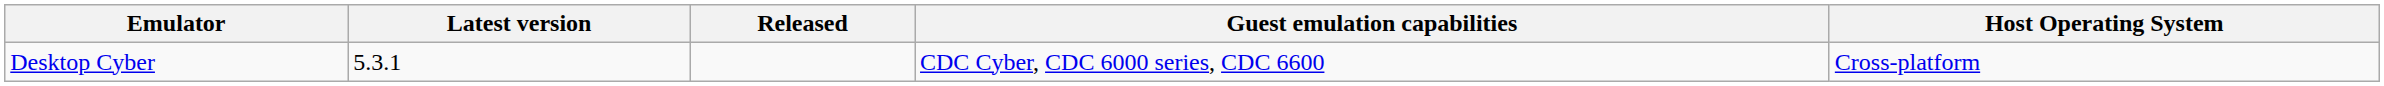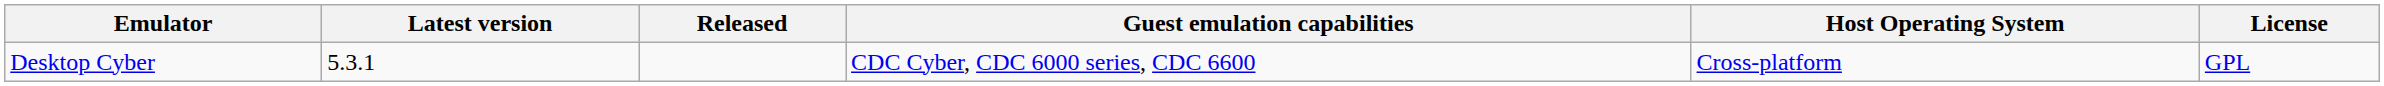+ column: (2289, 23)
